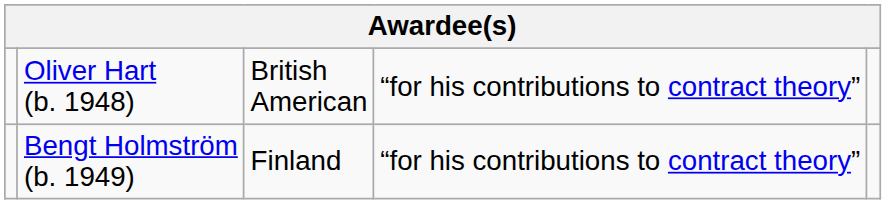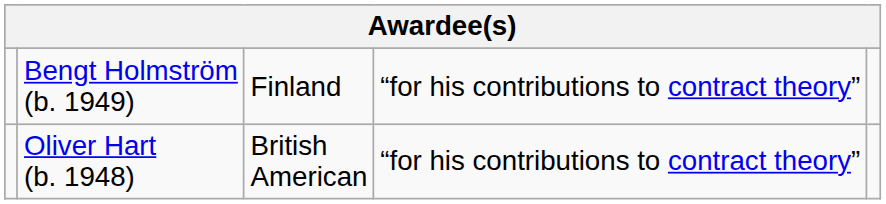rows swapped: (90, 85) <-> (131, 160)
